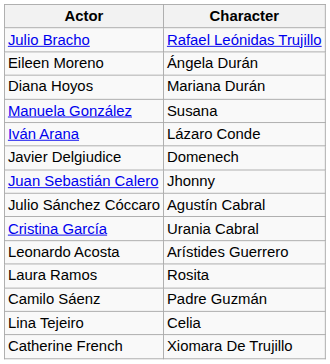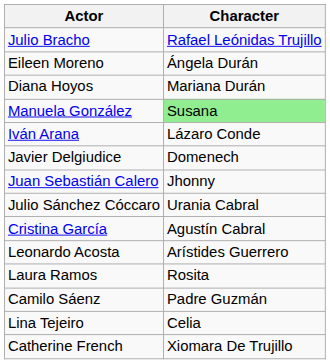(192, 110) no background -> (192, 110) lightgreen background
(216, 205) Agustín Cabral -> (213, 205) Urania Cabral
(213, 228) Urania Cabral -> (216, 228) Agustín Cabral
